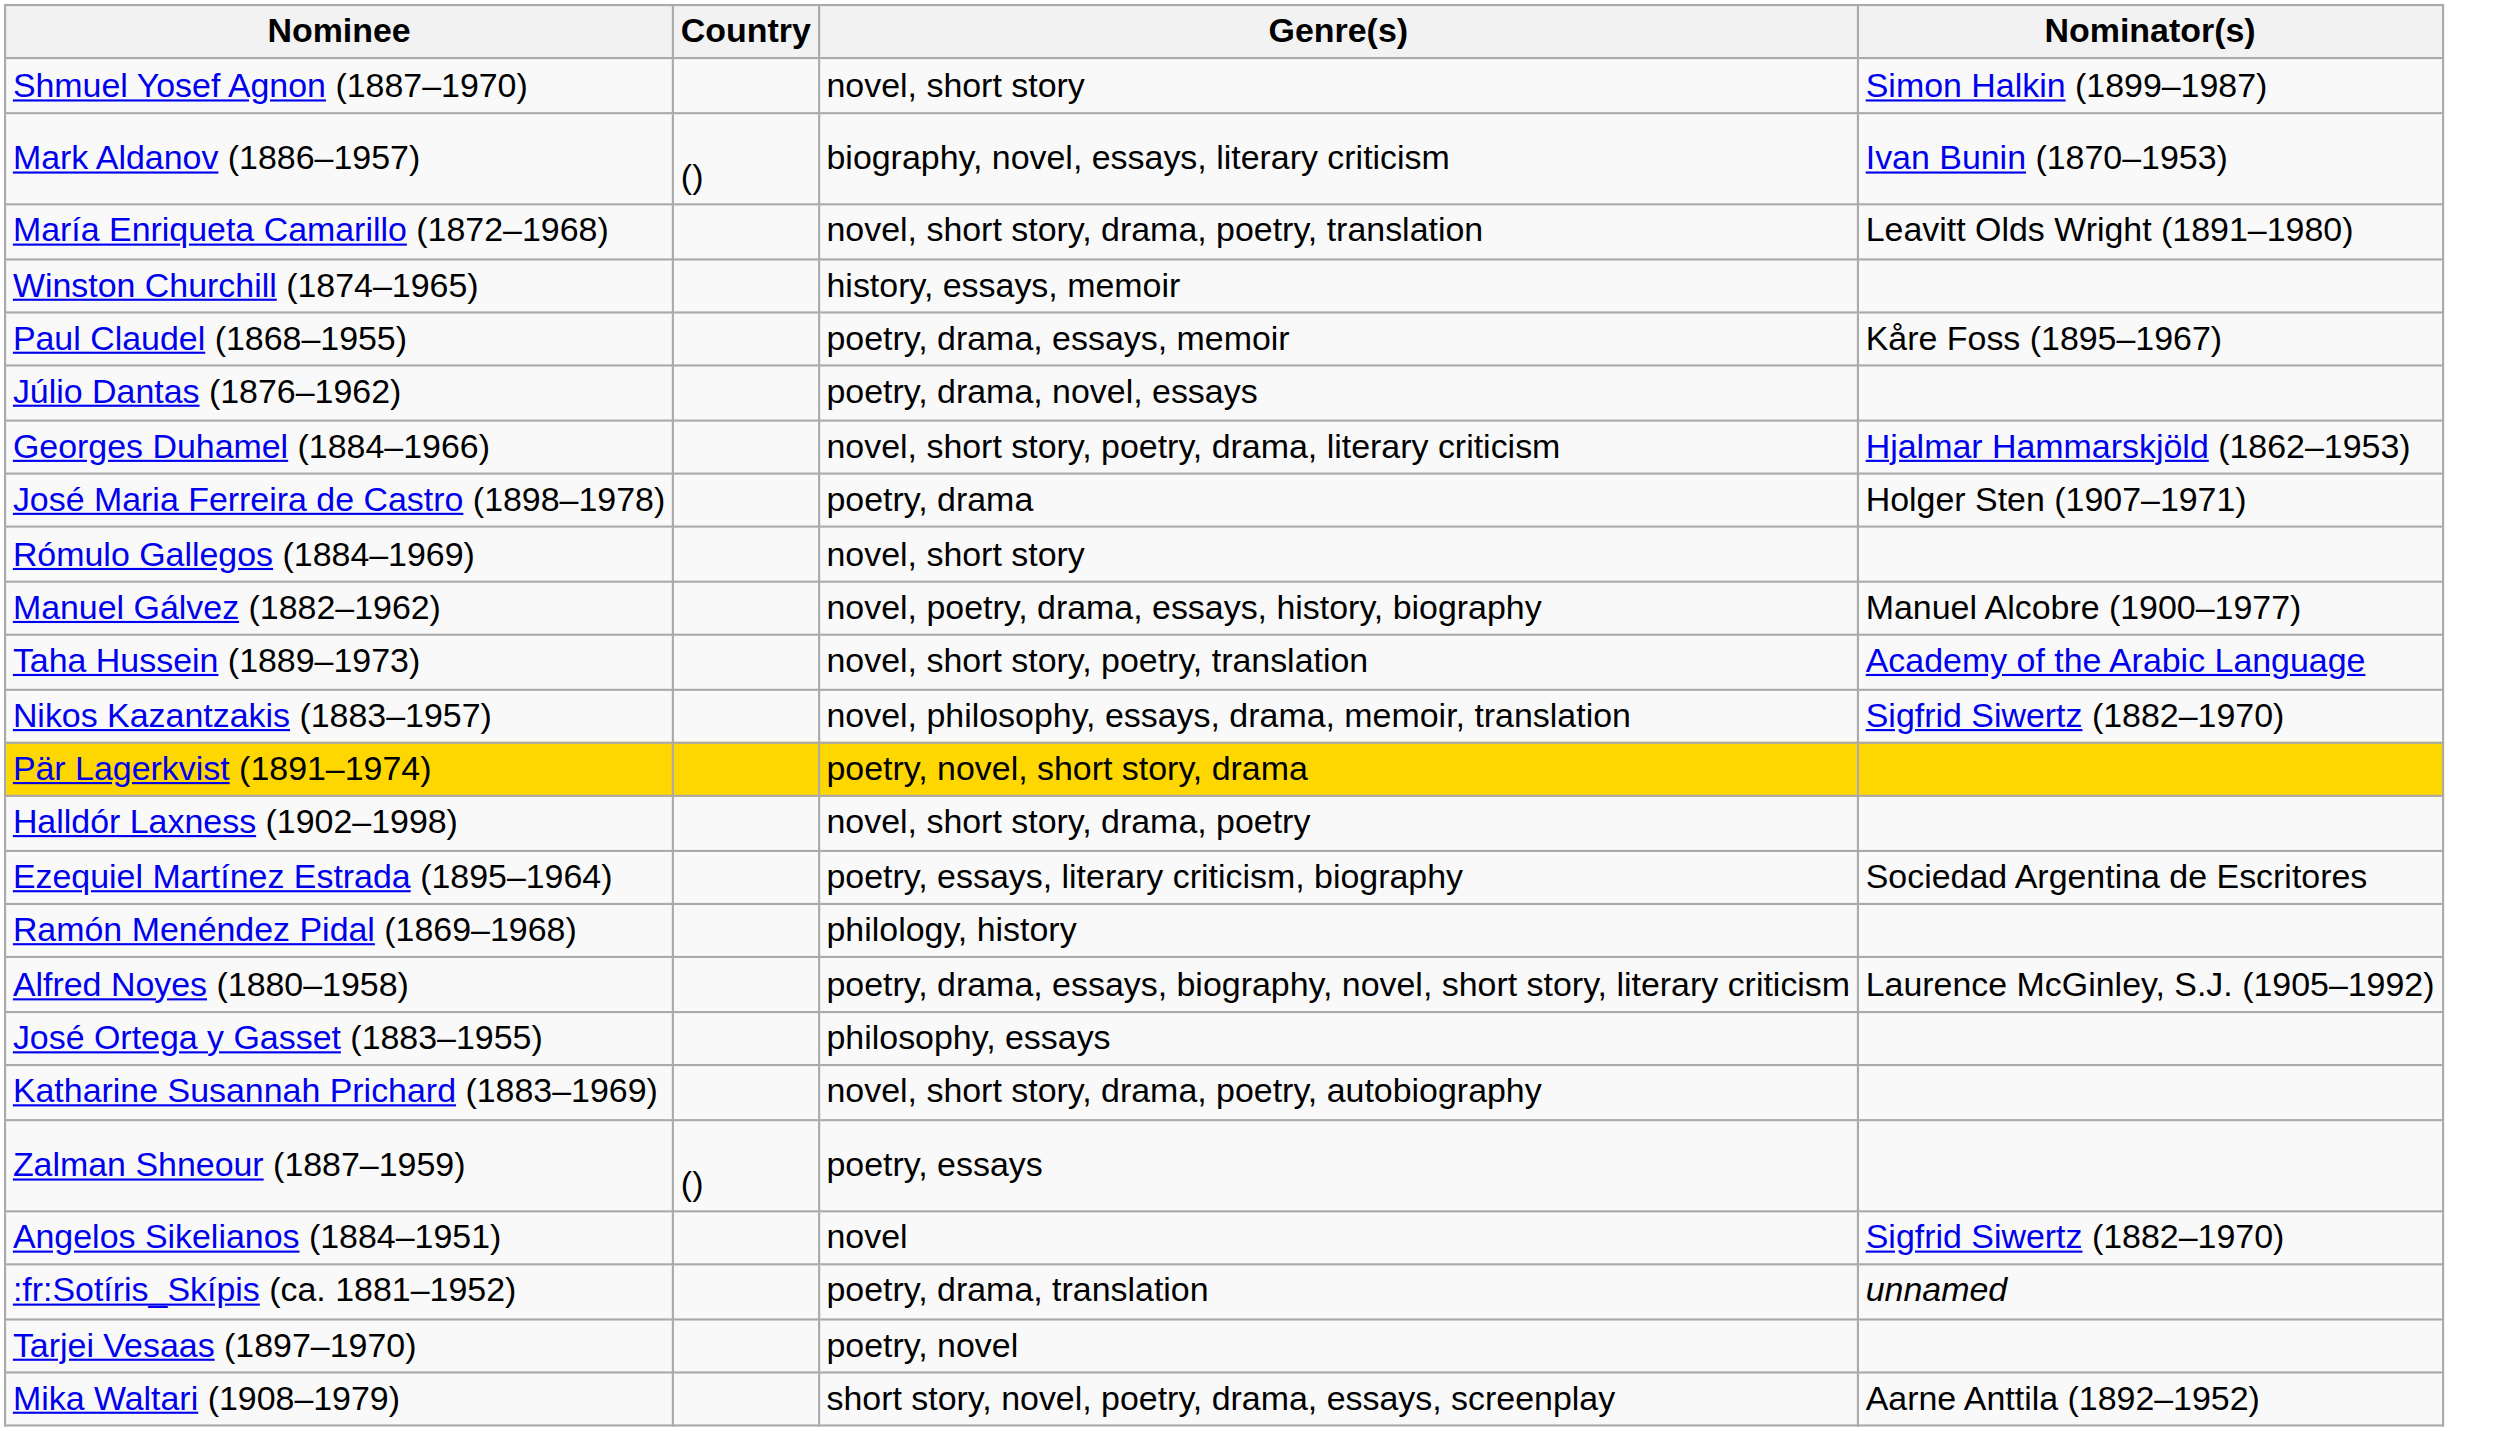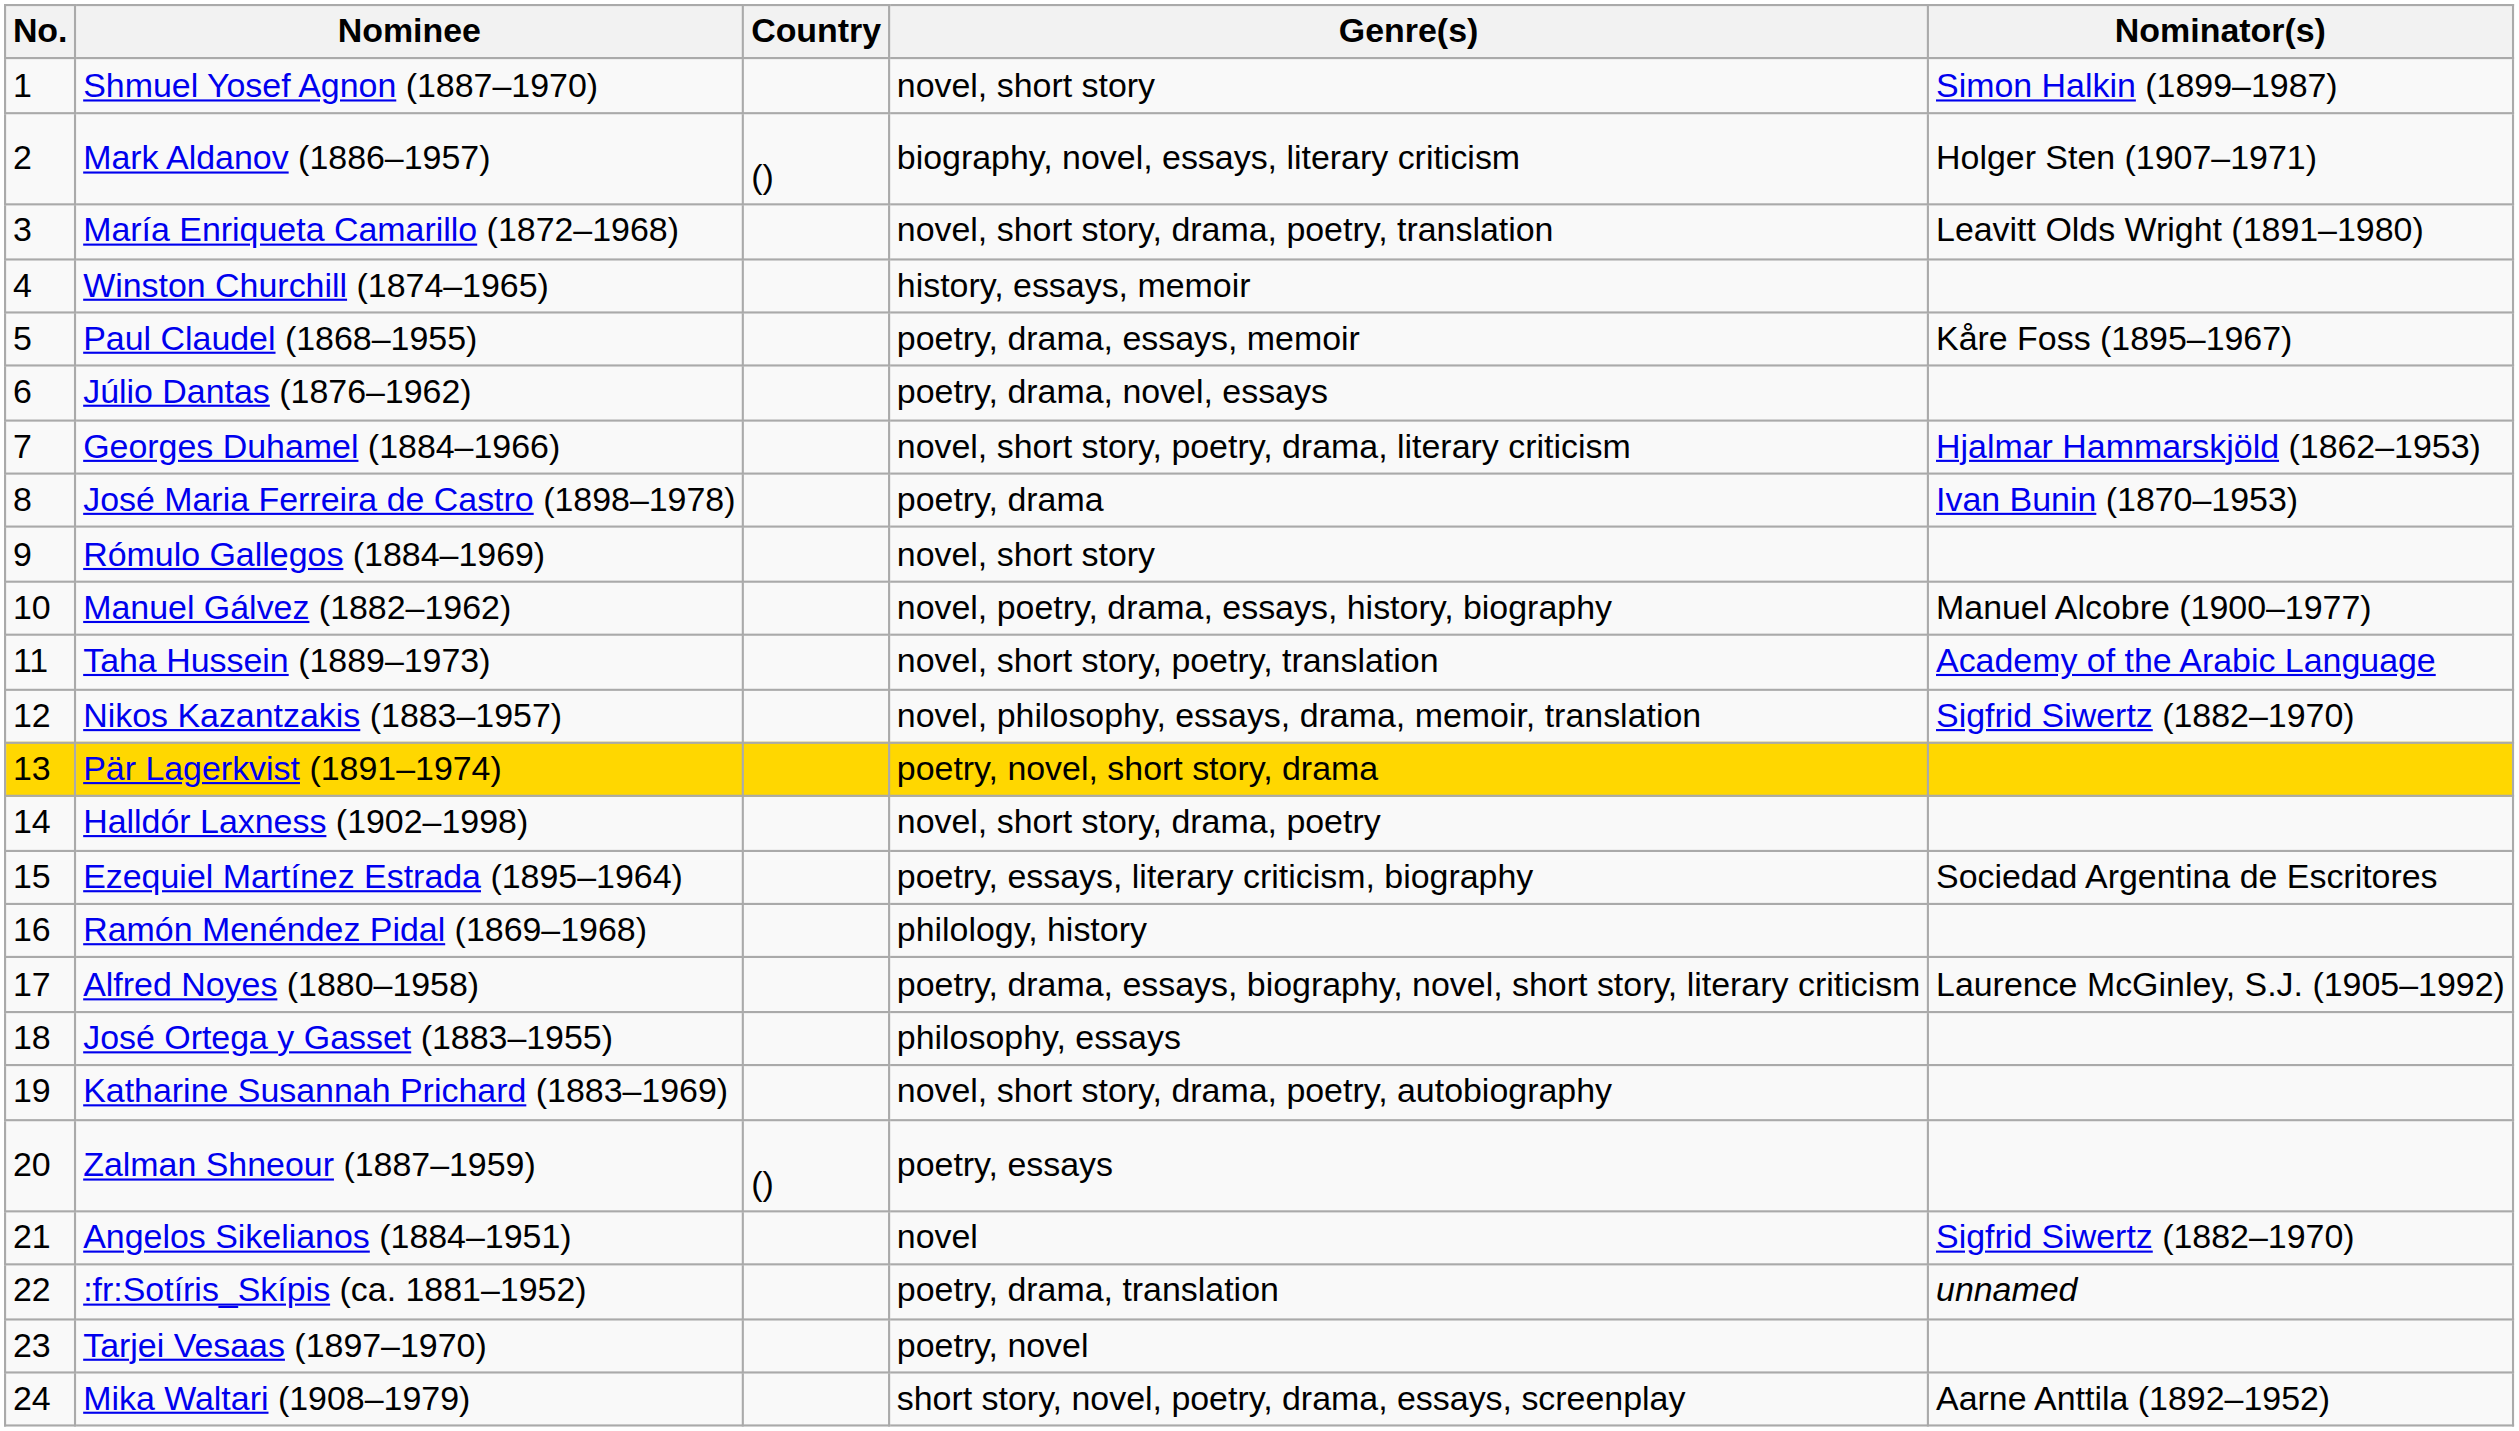+ column: (40, 31)
(2047, 158) Ivan Bunin (1870–1953) -> (2126, 158) Holger Sten (1907–1971)
(2056, 499) Holger Sten (1907–1971) -> (2117, 499) Ivan Bunin (1870–1953)
